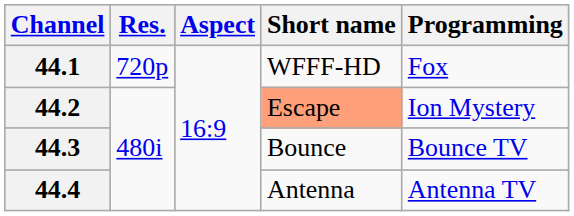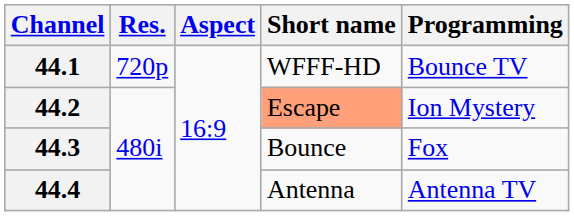(428, 66) Fox -> (468, 66) Bounce TV
(468, 148) Bounce TV -> (428, 148) Fox
